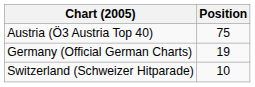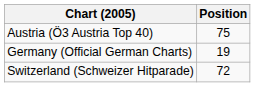(223, 71) 10 -> (223, 71) 72
